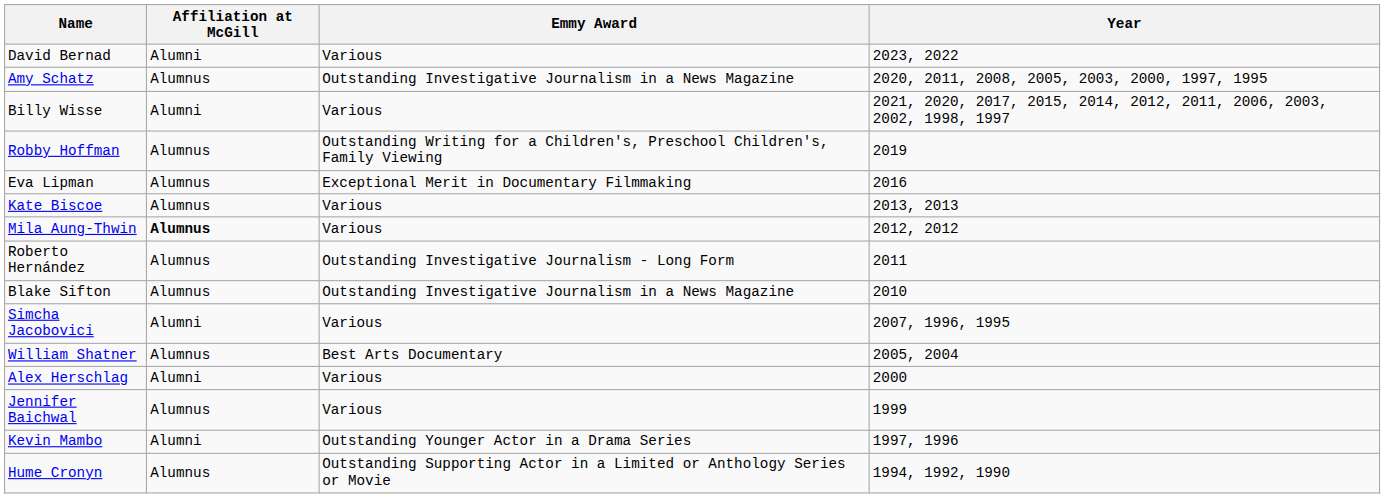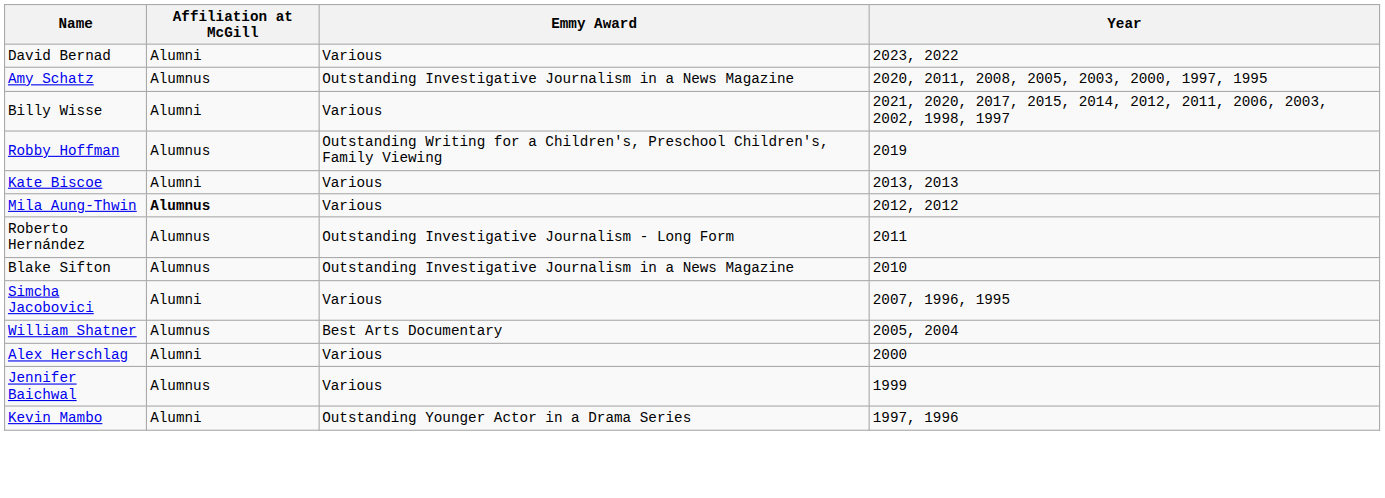- row: (51, 182)
(180, 206) Alumnus -> (176, 182) Alumni
- row: (55, 473)
